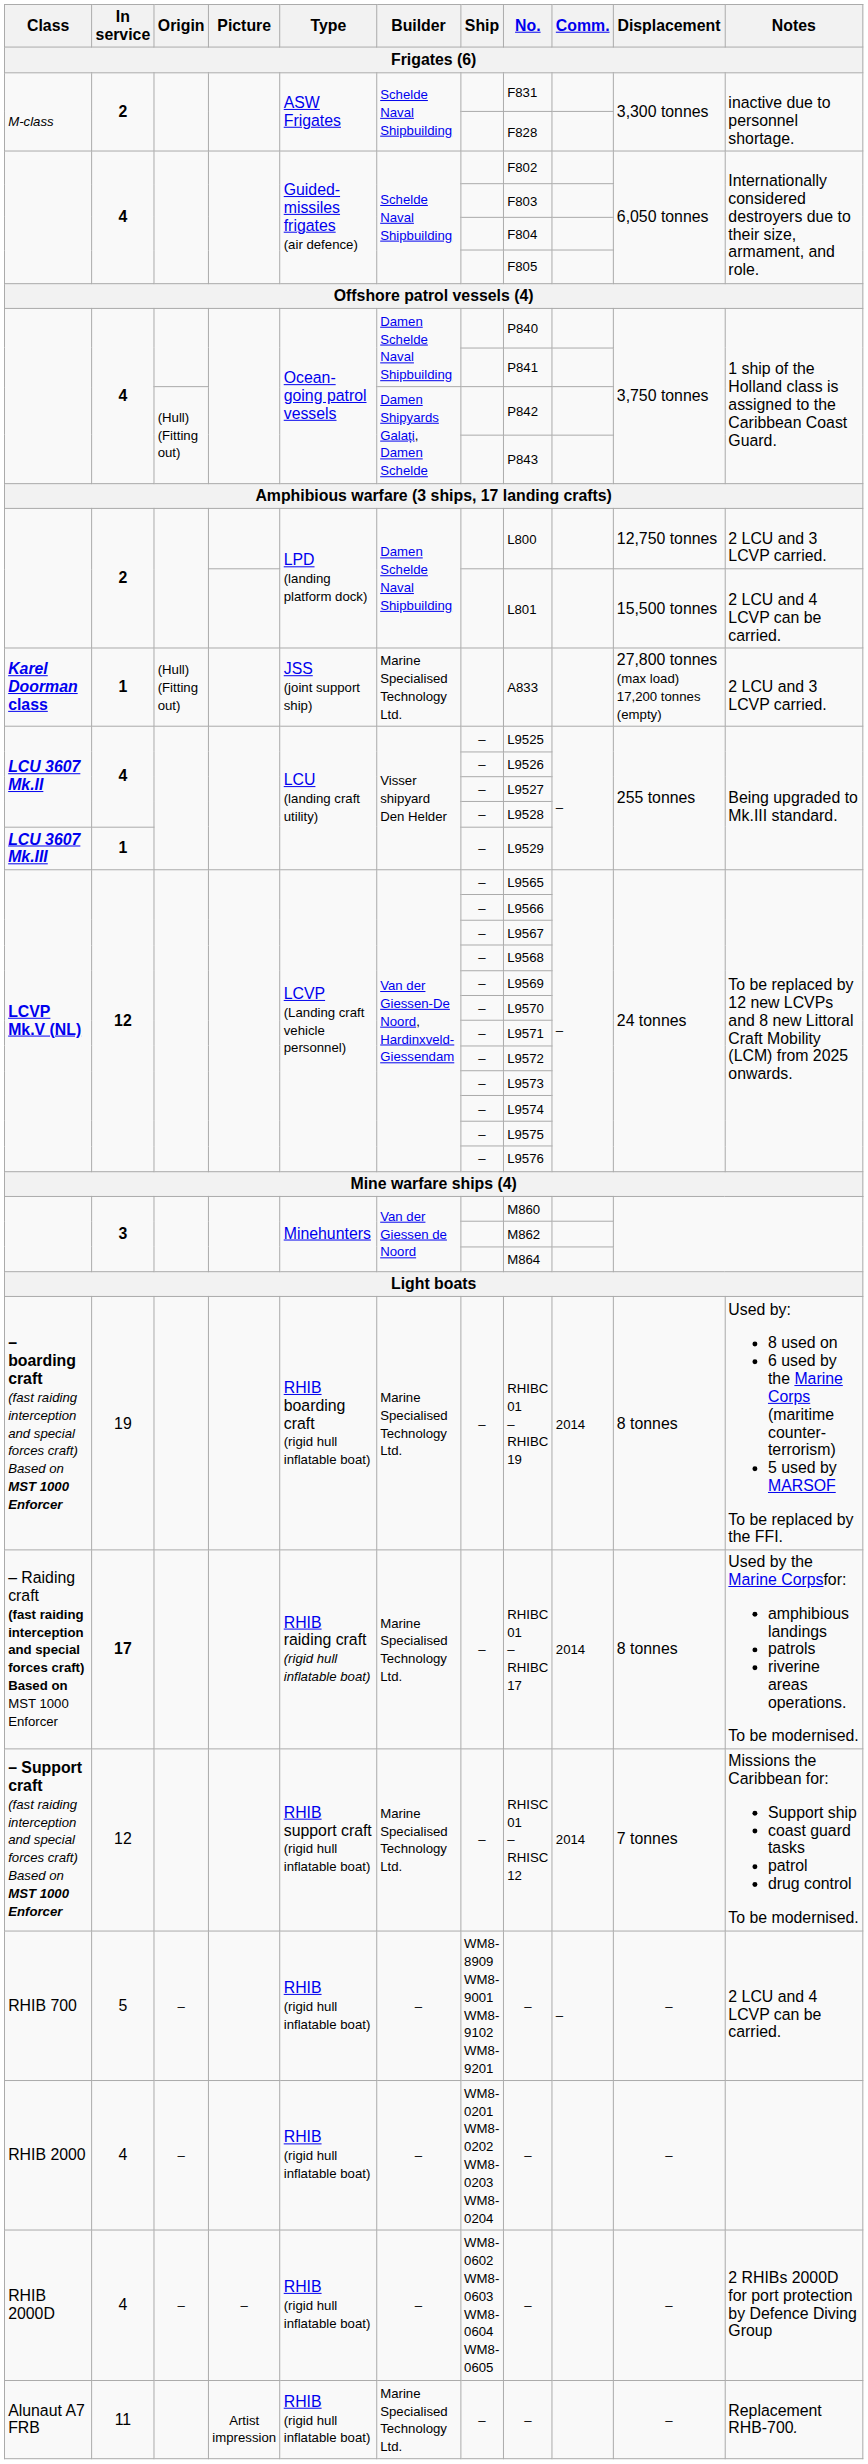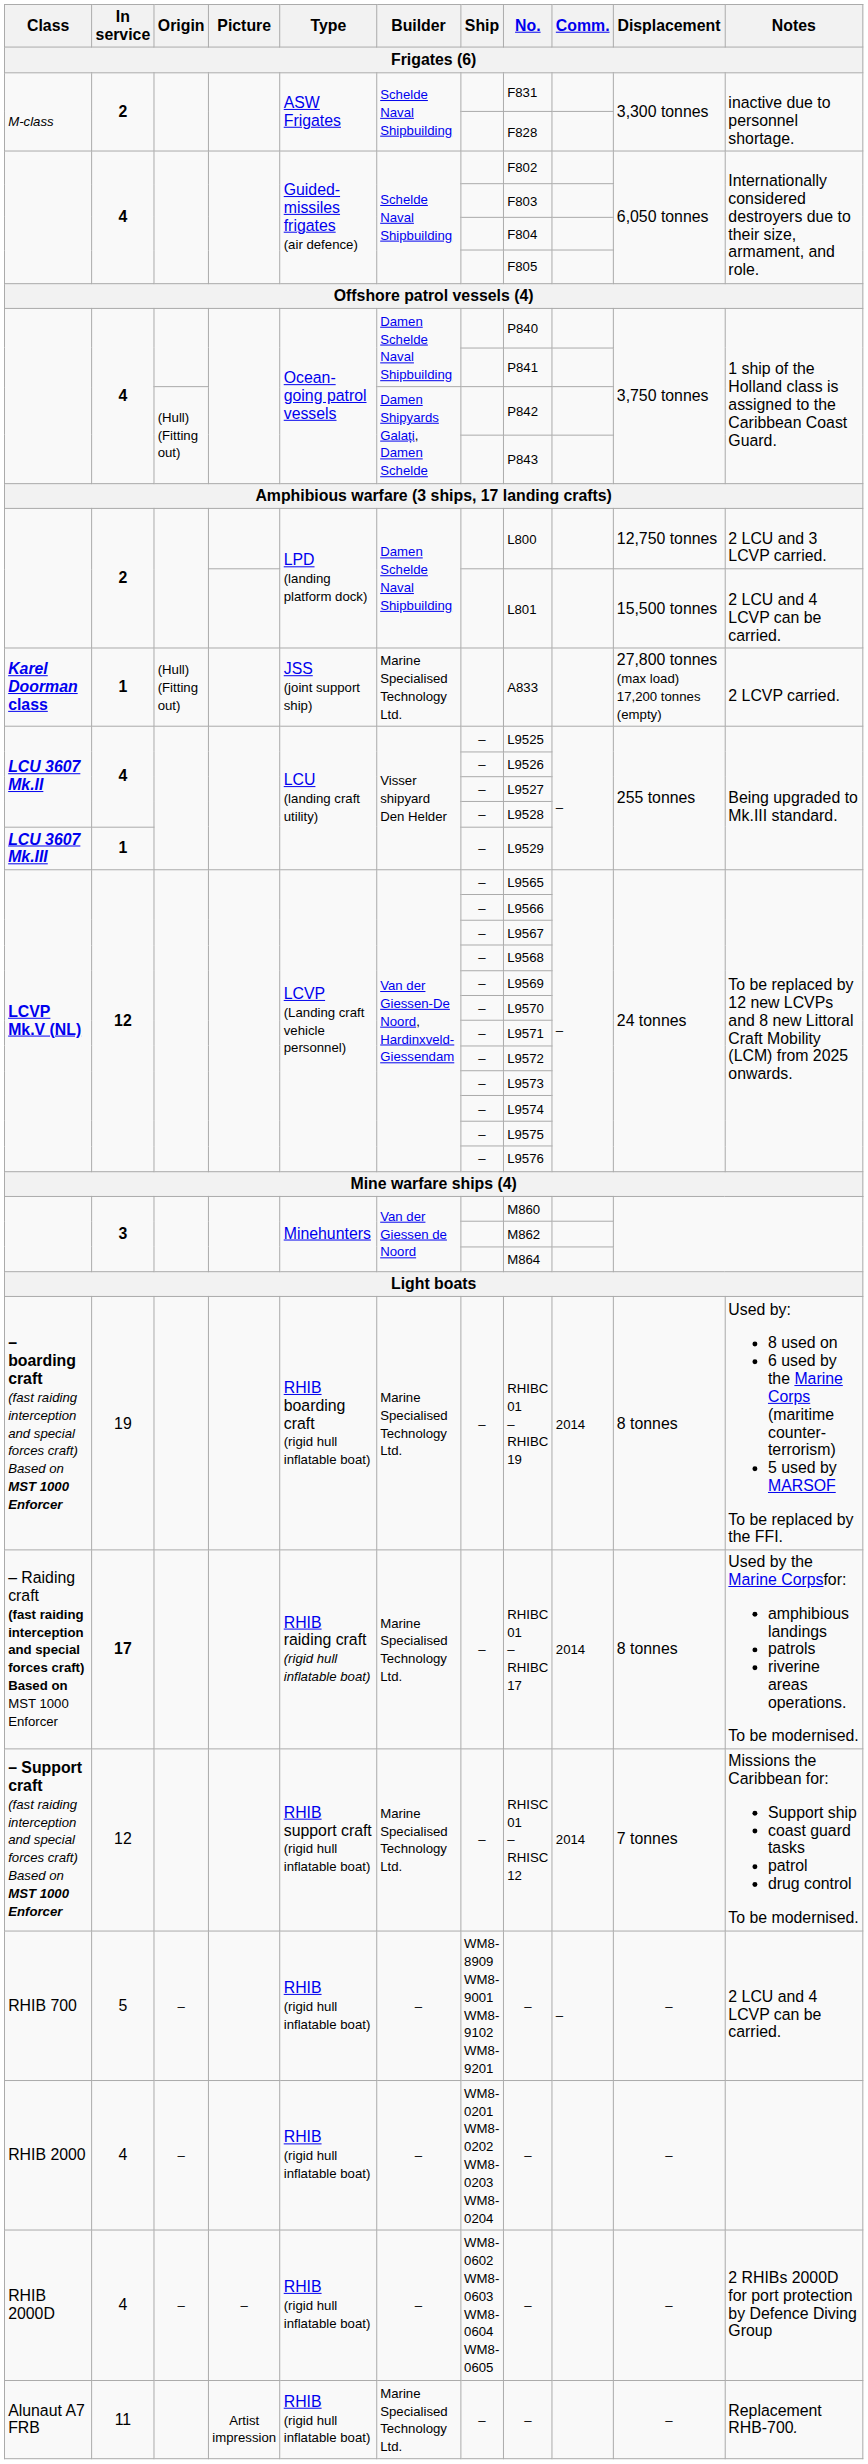(778, 695) 2 LCU and 3 LCVP carried. -> (784, 695) 2 LCVP carried.
